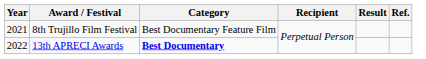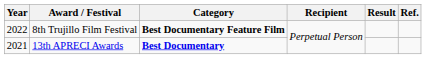(17, 29) 2021 -> (17, 29) 2022
(209, 29) normal -> (213, 29) bold
(17, 45) 2022 -> (17, 45) 2021
